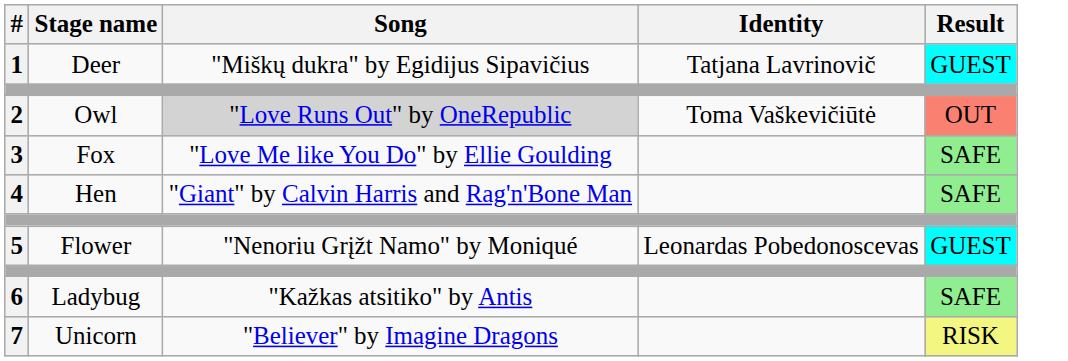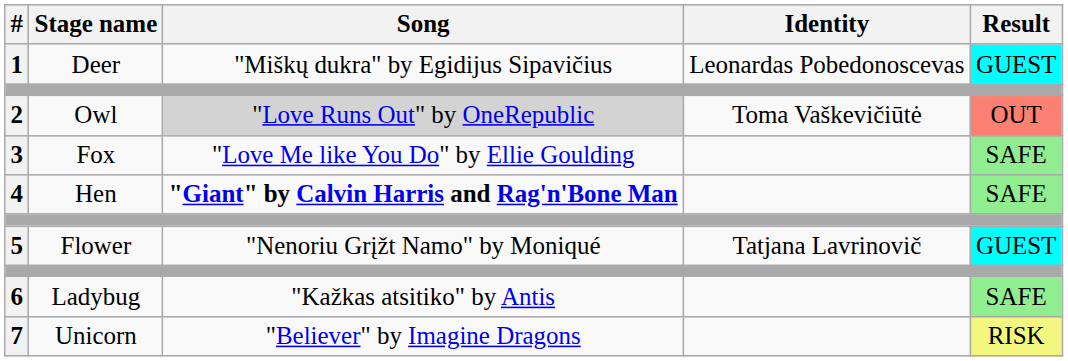(781, 63) Tatjana Lavrinovič -> (827, 63) Leonardas Pobedonoscevas
(400, 194) normal -> (423, 194) bold
(781, 245) Leonardas Pobedonoscevas -> (827, 245) Tatjana Lavrinovič
